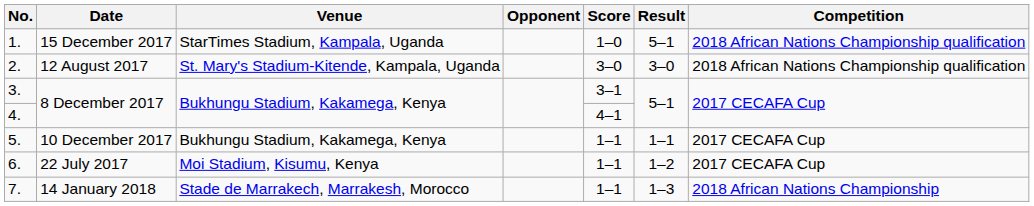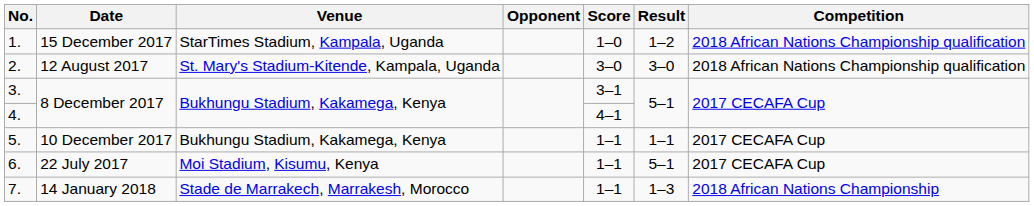(661, 41) 5–1 -> (661, 41) 1–2
(661, 164) 1–2 -> (661, 164) 5–1
